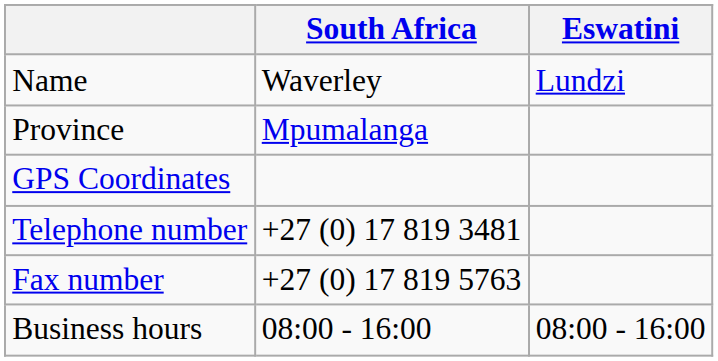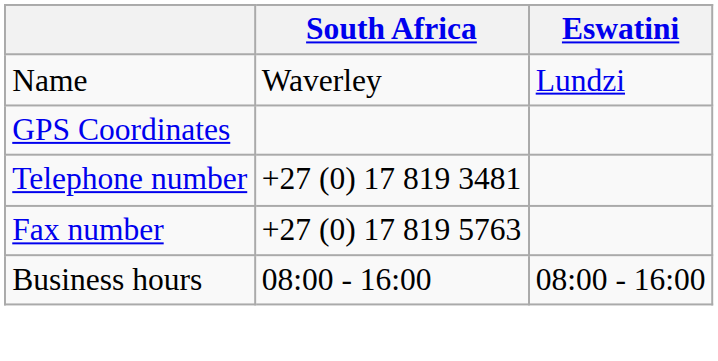- row: (68, 129)
